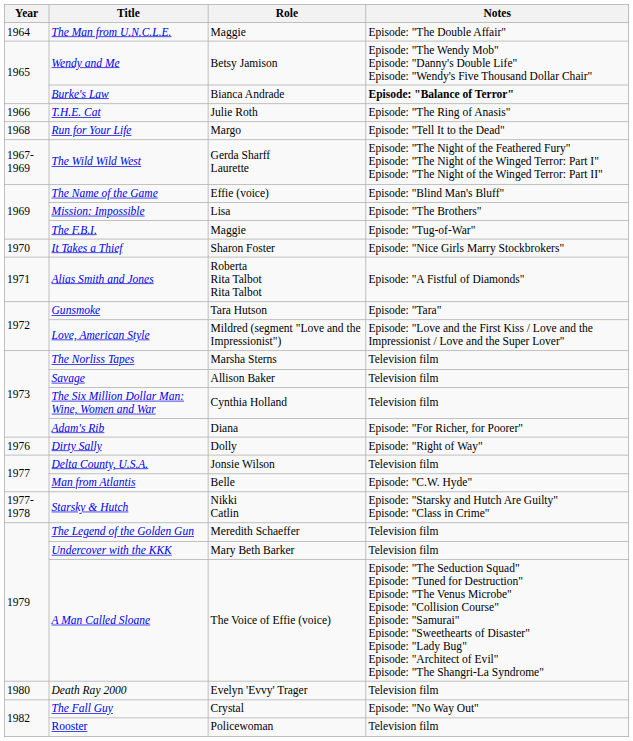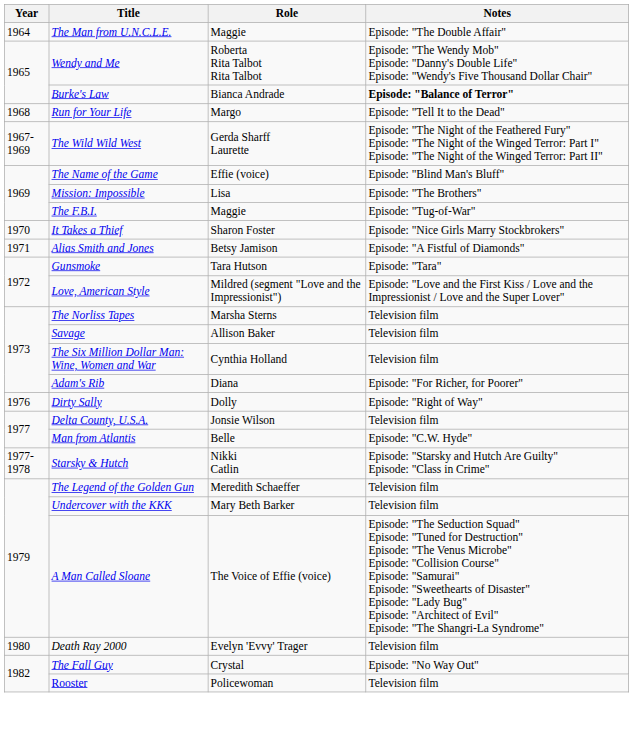(244, 63) Betsy Jamison -> (236, 63) Roberta Rita Talbot Rita Talbot
- row: (76, 112)
(236, 279) Roberta Rita Talbot Rita Talbot -> (244, 248) Betsy Jamison
